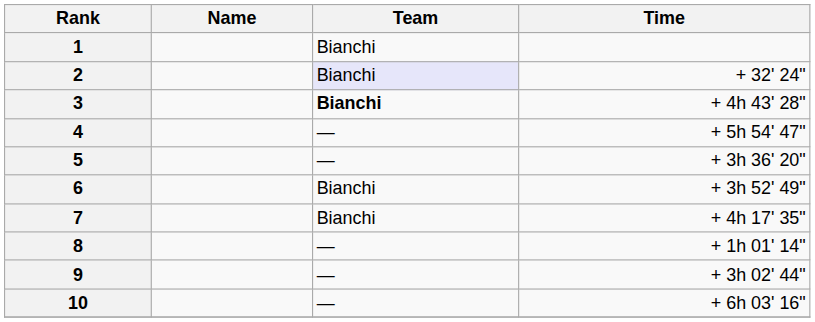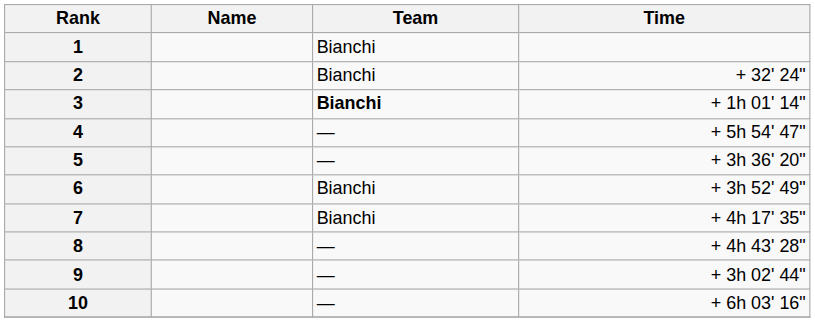(346, 75) lavender background -> (346, 75) no background
(758, 103) + 4h 43' 28" -> (758, 103) + 1h 01' 14"
(758, 246) + 1h 01' 14" -> (758, 246) + 4h 43' 28"
